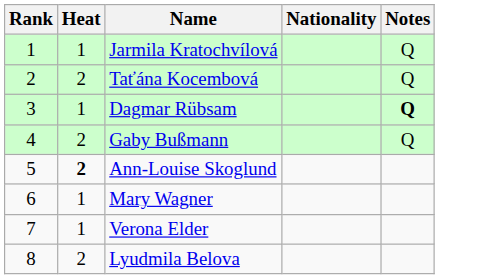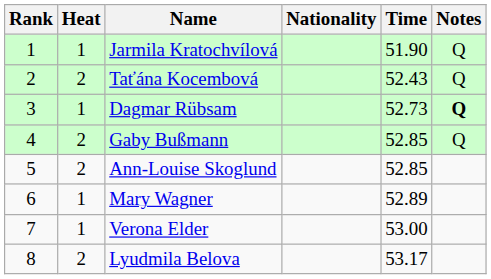+ column: (406, 19)
(81, 169) bold -> (81, 169) normal
